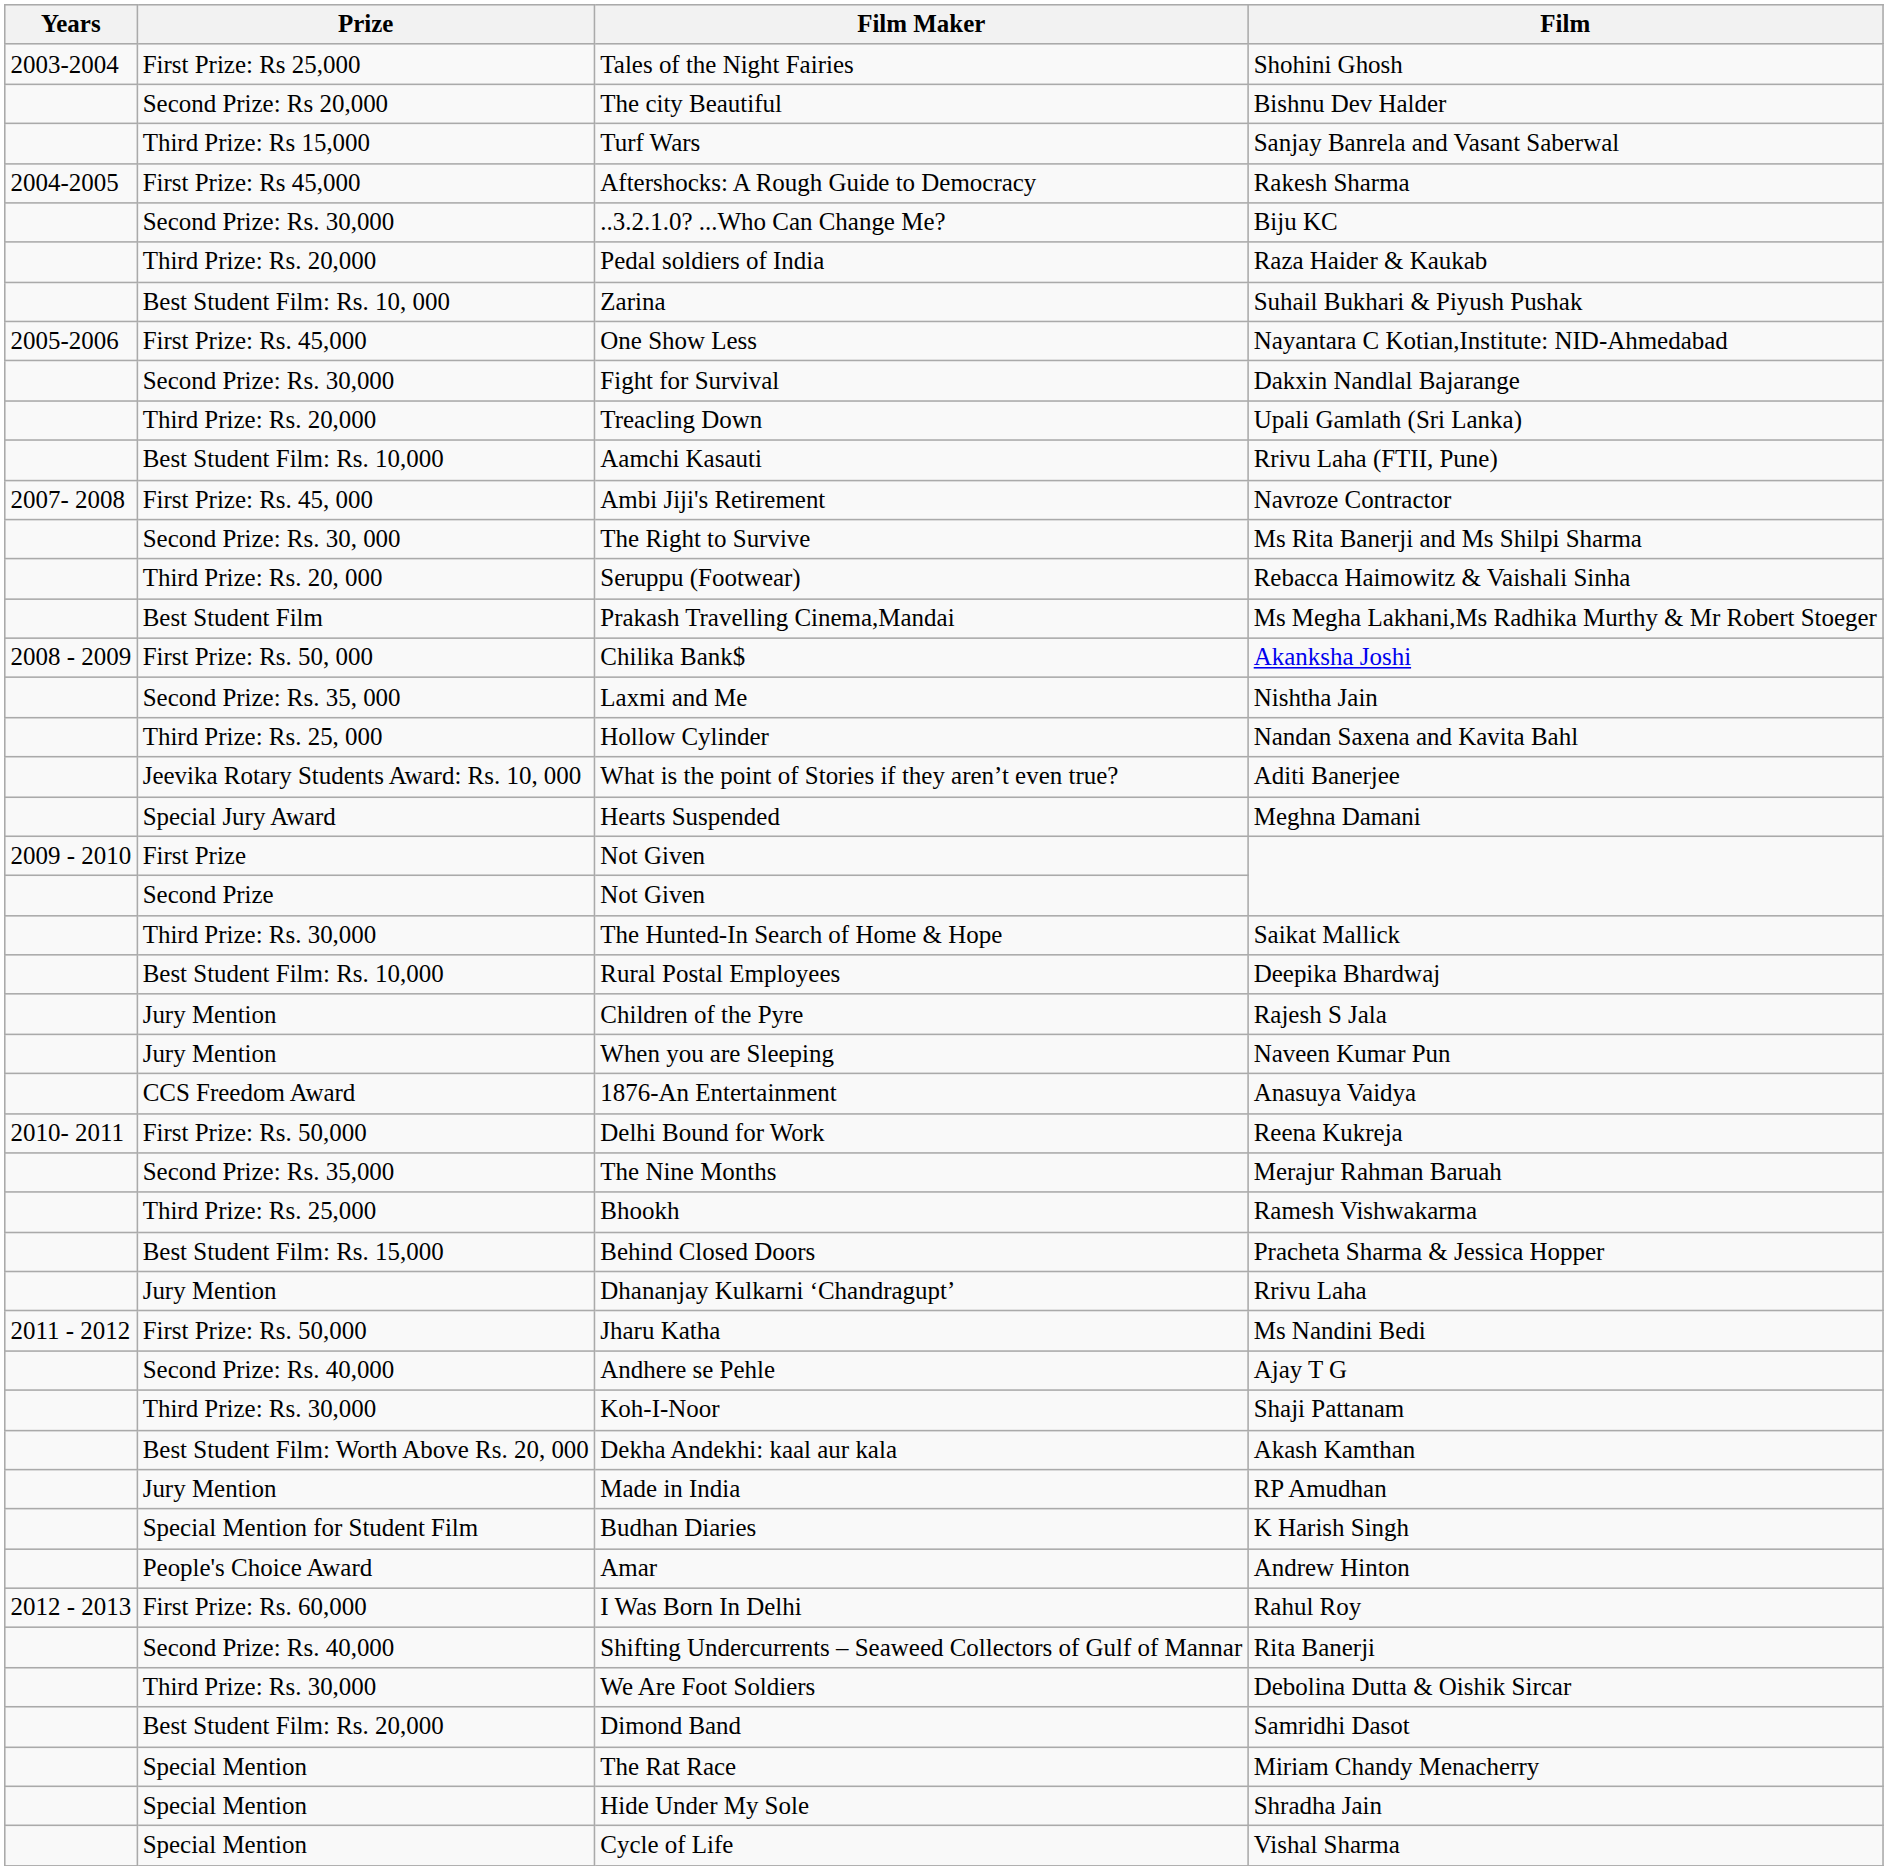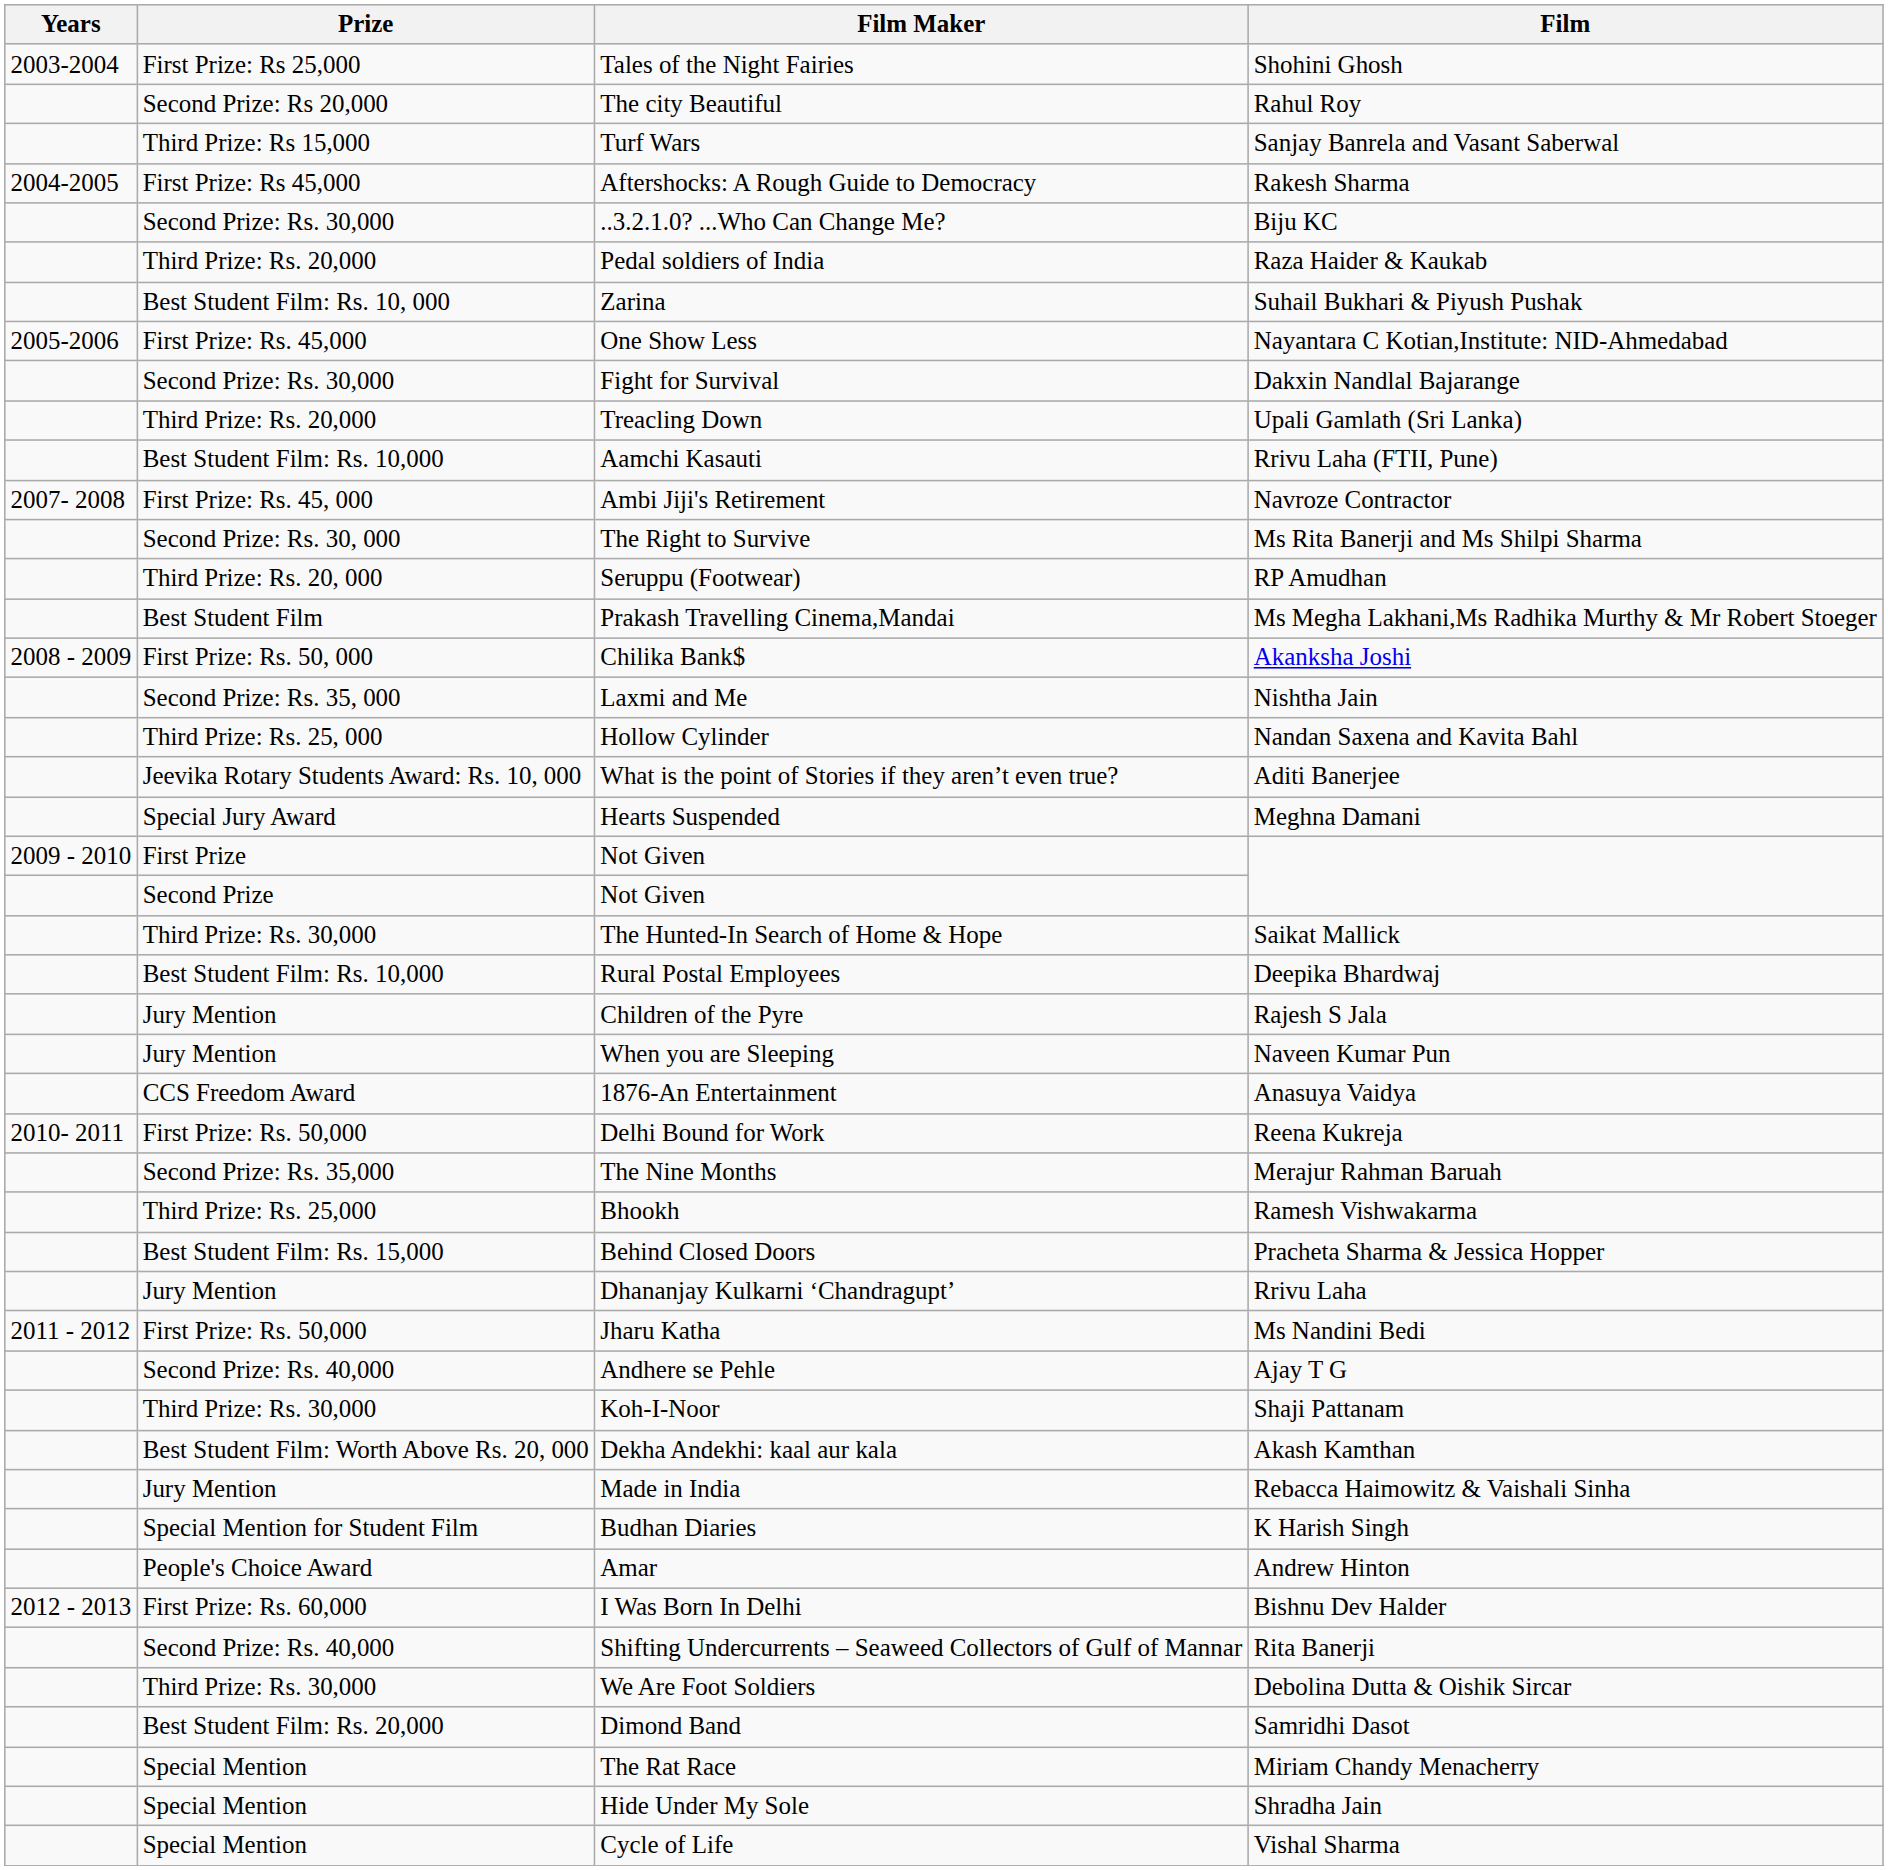(1350, 103) Bishnu Dev Halder -> (1307, 103) Rahul Roy
(1442, 578) Rebacca Haimowitz & Vaishali Sinha -> (1320, 578) RP Amudhan
(1320, 1488) RP Amudhan -> (1442, 1488) Rebacca Haimowitz & Vaishali Sinha
(1307, 1607) Rahul Roy -> (1350, 1607) Bishnu Dev Halder
